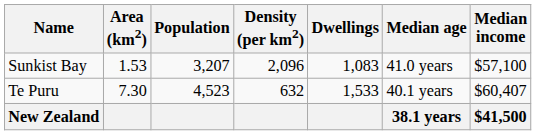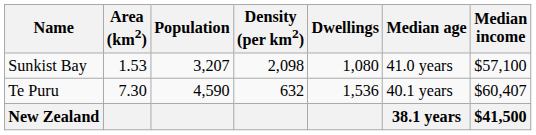(286, 65) 2,096 -> (286, 65) 2,098
(361, 65) 1,083 -> (361, 65) 1,080
(211, 91) 4,523 -> (211, 91) 4,590
(361, 91) 1,533 -> (361, 91) 1,536
